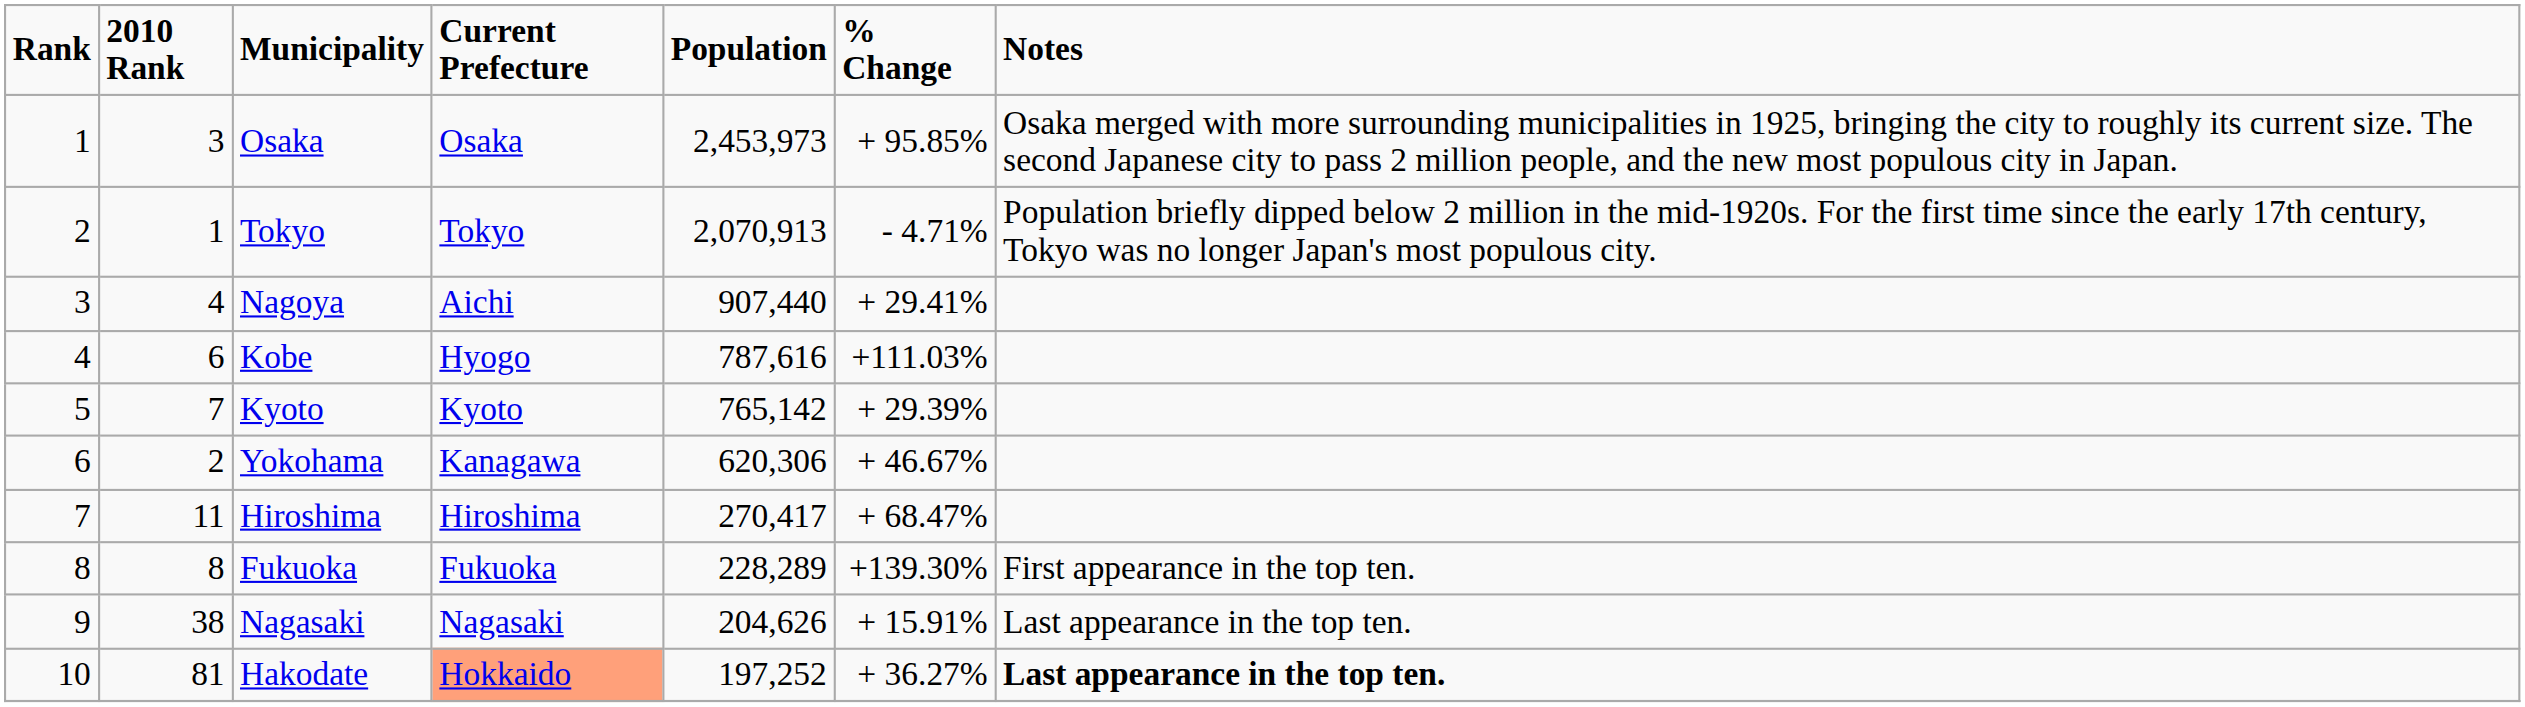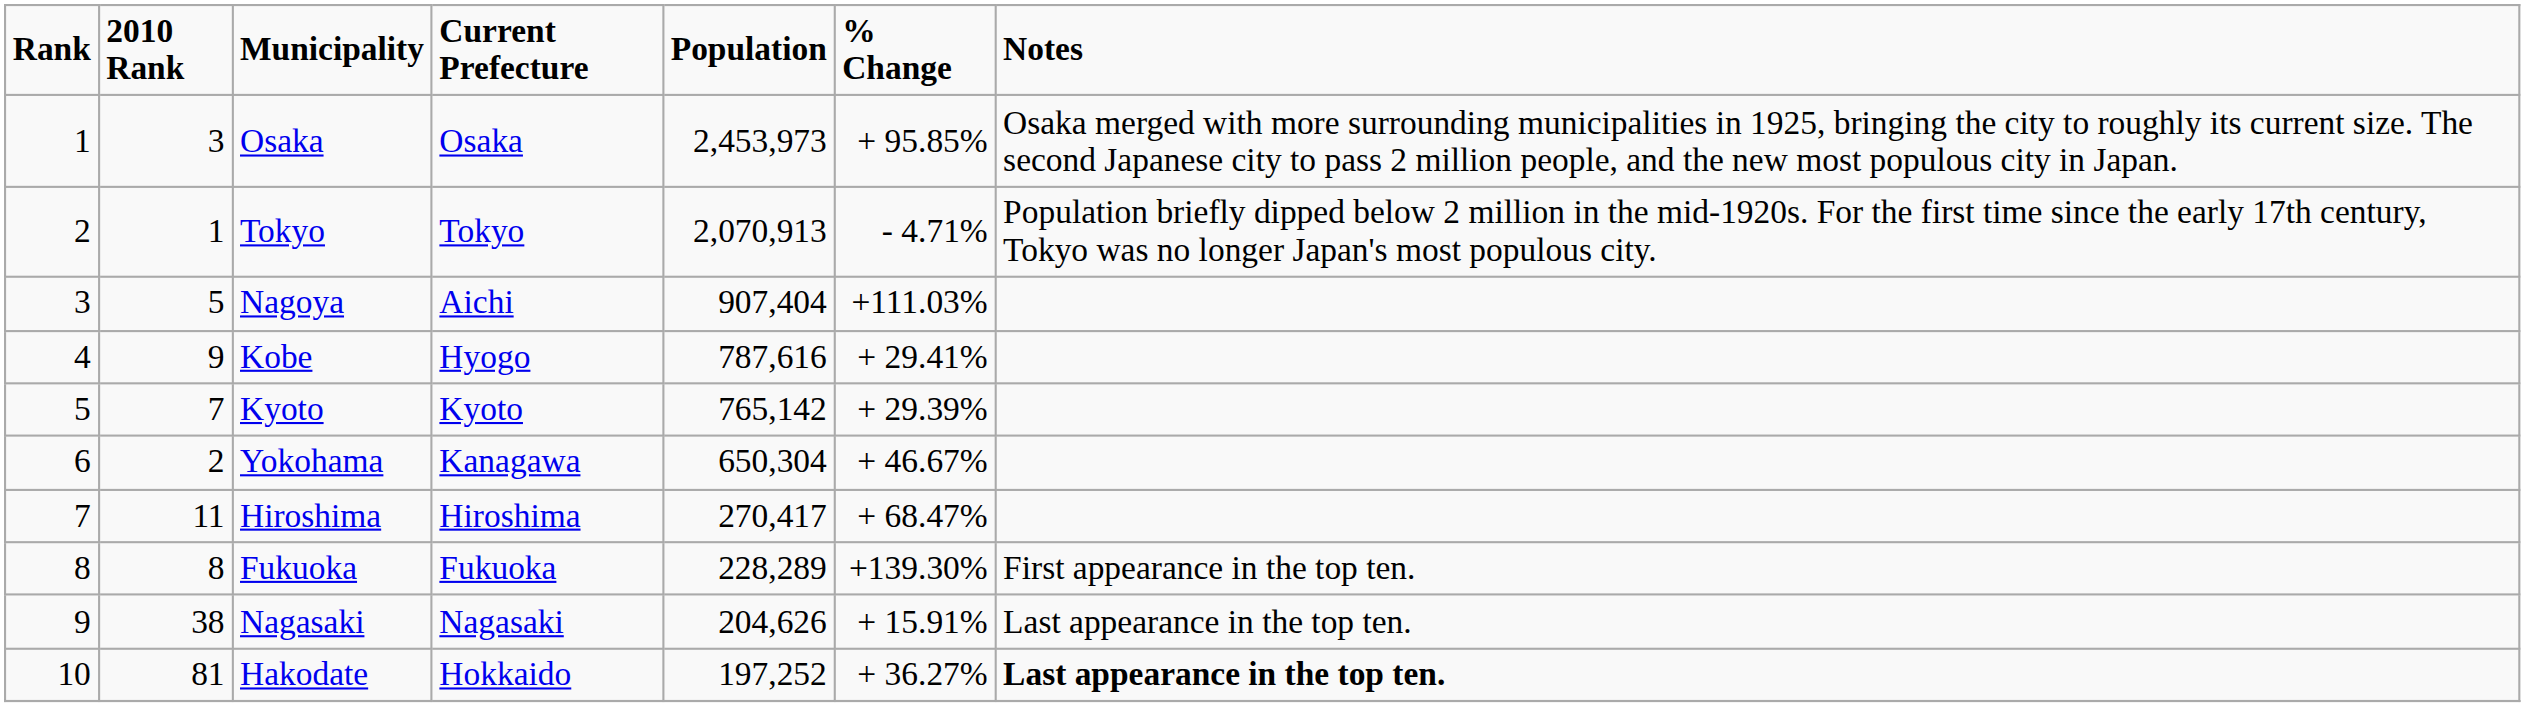(216, 302) 4 -> (216, 302) 5
(772, 302) 907,440 -> (772, 302) 907,404
(923, 302) + 29.41% -> (920, 302) +111.03%
(216, 356) 6 -> (216, 356) 9
(920, 356) +111.03% -> (923, 356) + 29.41%
(772, 462) 620,306 -> (772, 462) 650,304
(505, 674) lightsalmon background -> (505, 674) no background
